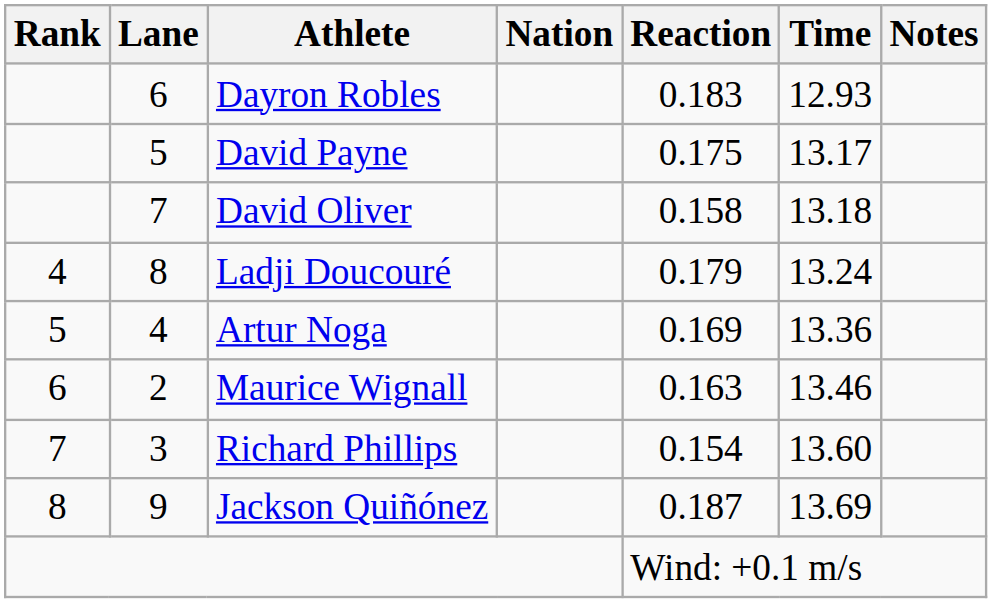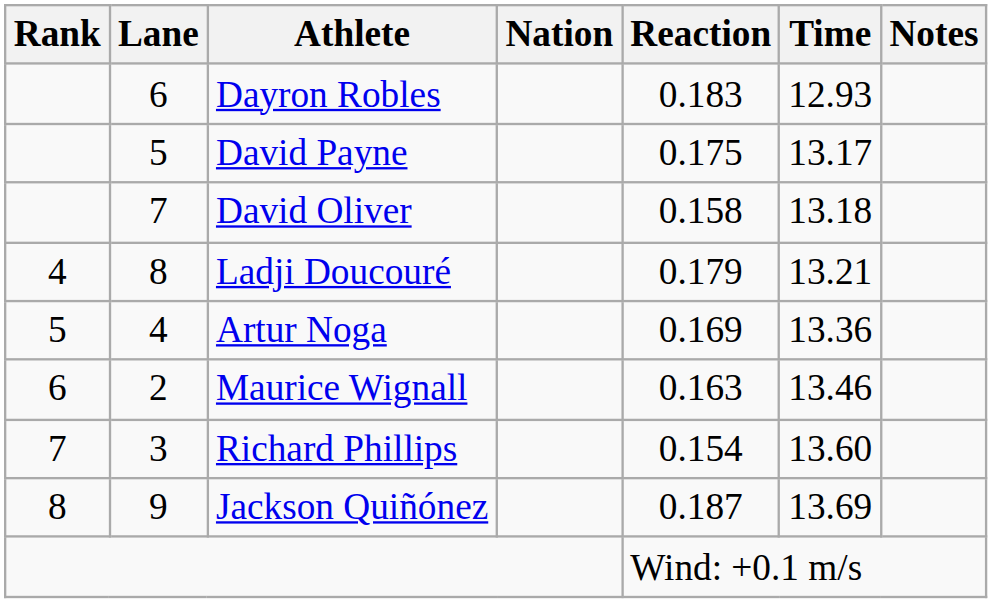(830, 270) 13.24 -> (830, 270) 13.21
